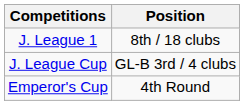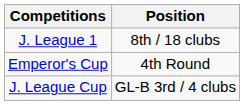rows swapped: (58, 87) <-> (58, 64)
